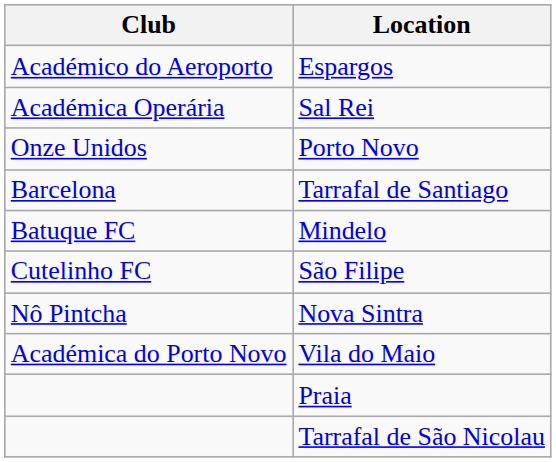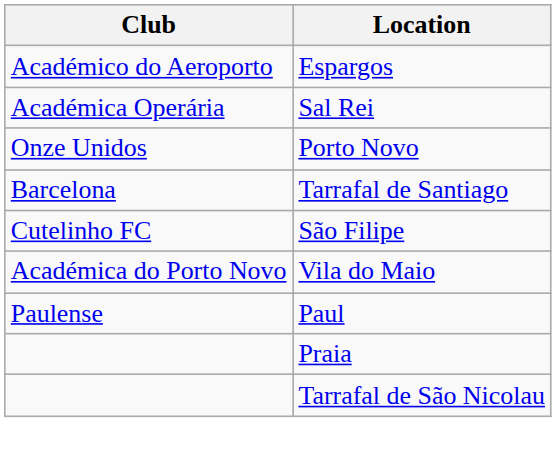- row: (342, 230)
- row: (361, 312)
+ row: (321, 312)
